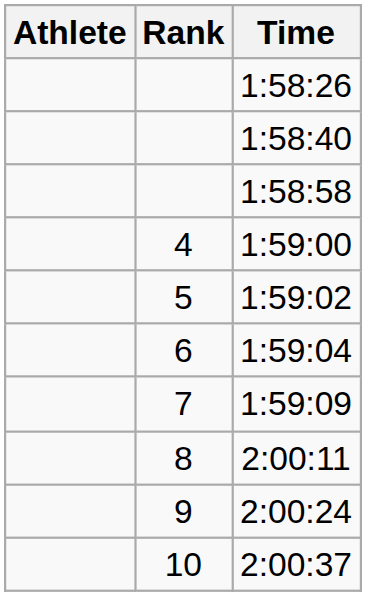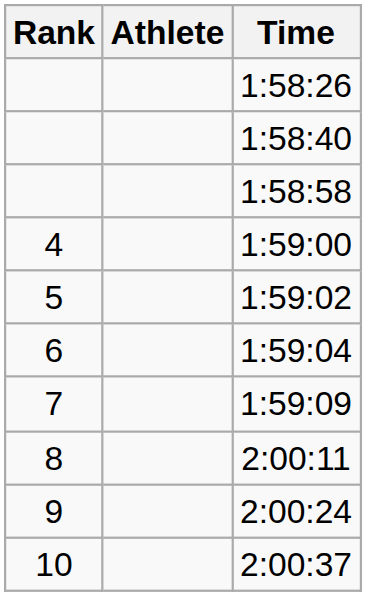columns swapped: (183, 32) <-> (70, 32)
